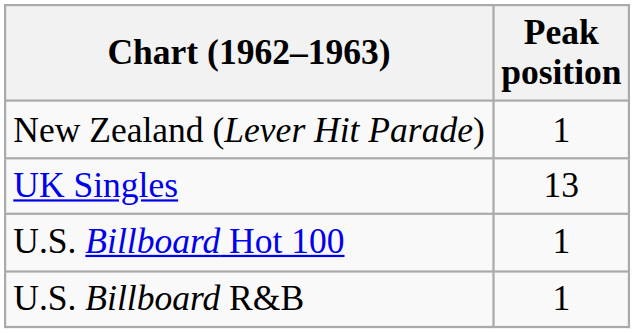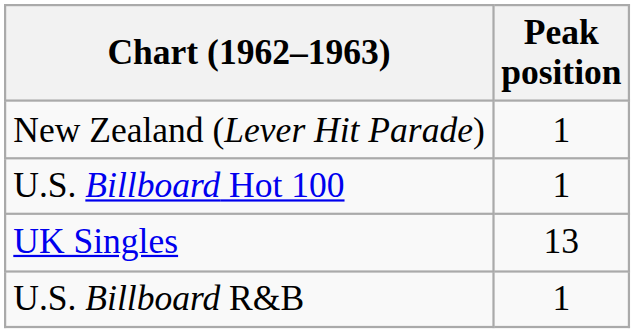rows swapped: (96, 185) <-> (179, 241)
